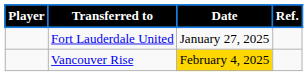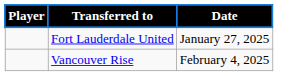- column: (287, 16)
(225, 60) gold background -> (225, 60) no background
